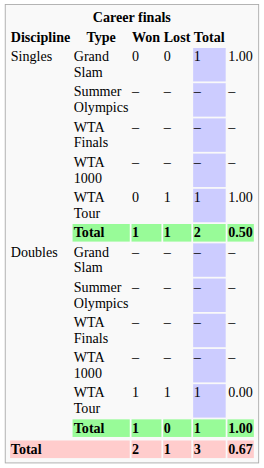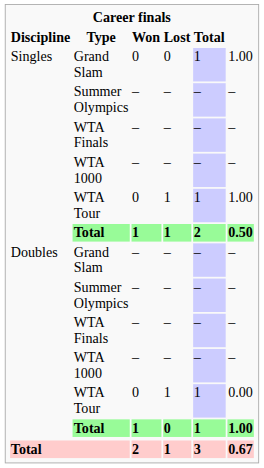(136, 393) 1 -> (136, 393) 0
